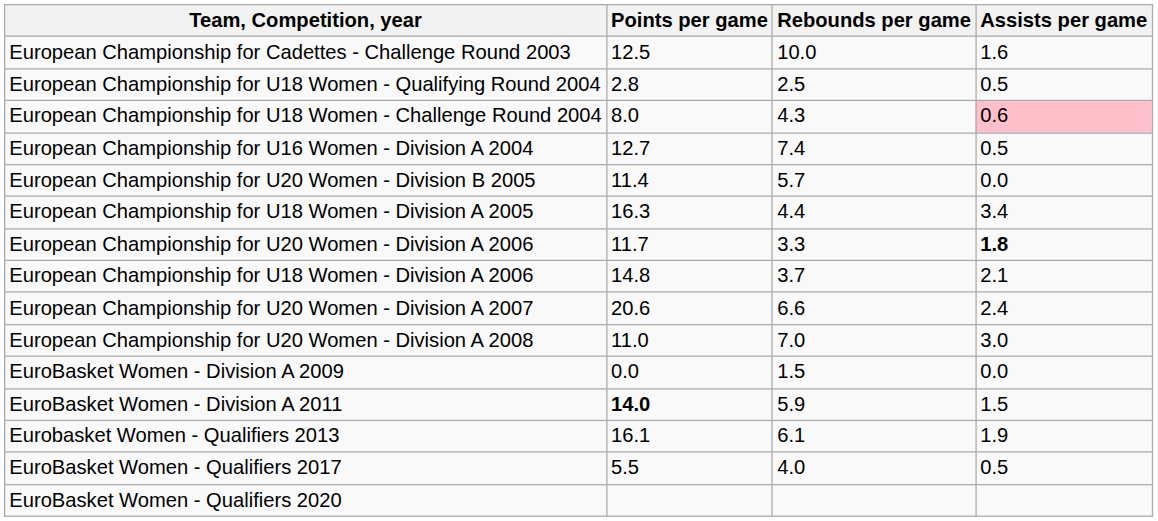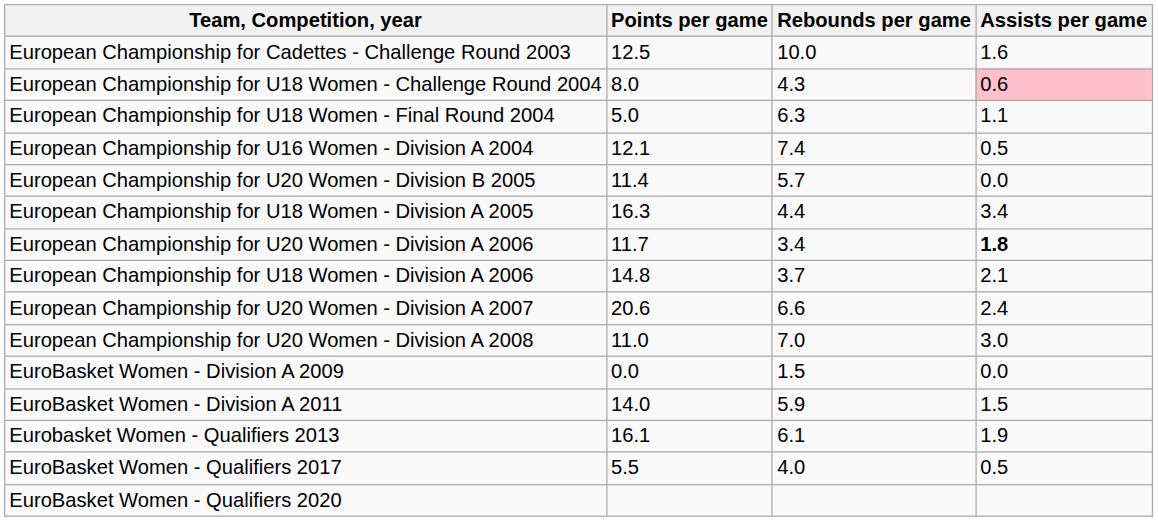- row: (305, 84)
+ row: (282, 116)
(631, 148) 12.7 -> (631, 148) 12.1
(791, 244) 3.3 -> (791, 244) 3.4
(631, 404) bold -> (631, 404) normal
